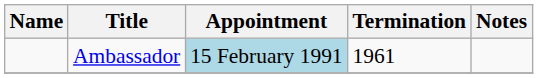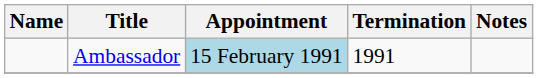(374, 55) 1961 -> (374, 55) 1991
